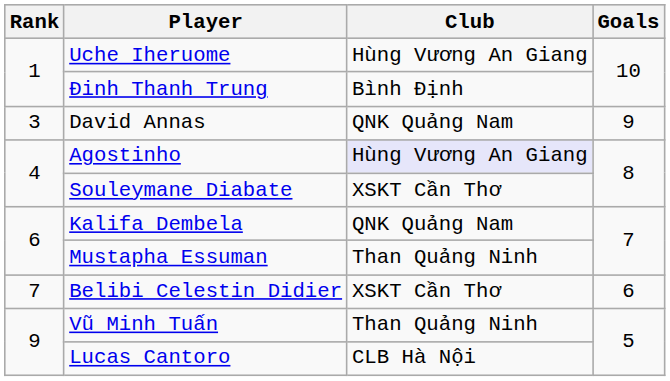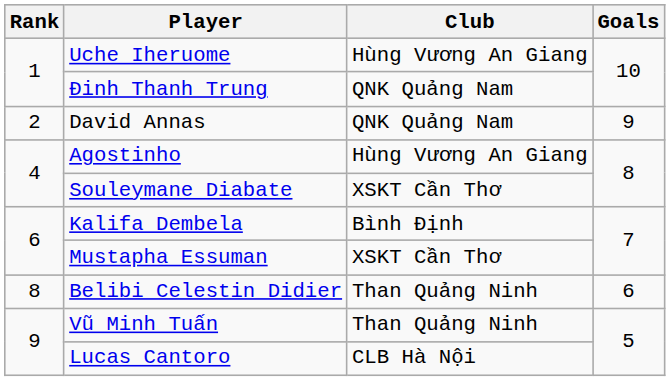(408, 89) Bình Định -> (433, 89) QNK Quảng Nam
(35, 123) 3 -> (35, 123) 2
(470, 156) lavender background -> (470, 156) no background
(433, 224) QNK Quảng Nam -> (408, 224) Bình Định
(445, 257) Than Quảng Ninh -> (426, 257) XSKT Cần Thơ
(35, 291) 7 -> (35, 291) 8
(426, 291) XSKT Cần Thơ -> (445, 291) Than Quảng Ninh
